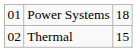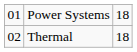(123, 36) 15 -> (123, 36) 18
